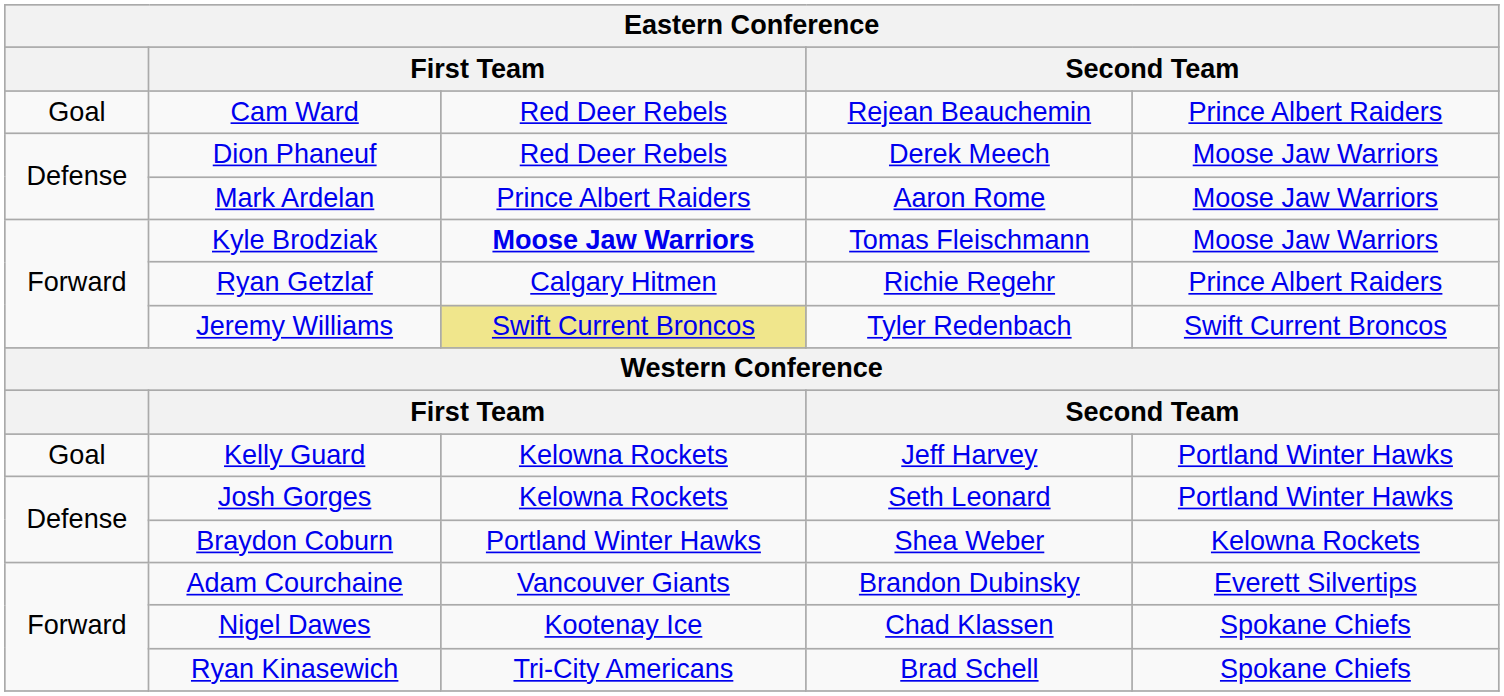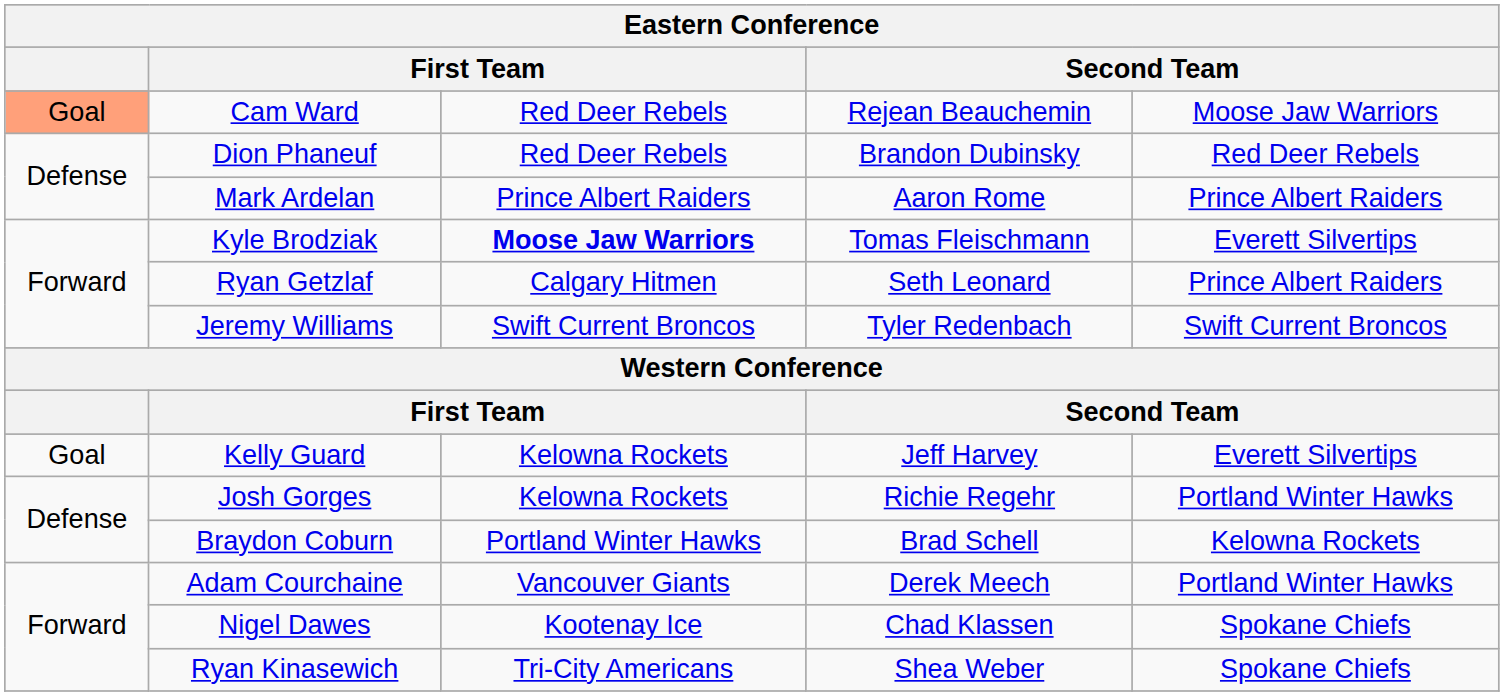(77, 111) no background -> (77, 111) lightsalmon background
(1315, 111) Prince Albert Raiders -> (1315, 111) Moose Jaw Warriors
(969, 154) Derek Meech -> (969, 154) Brandon Dubinsky
(1315, 154) Moose Jaw Warriors -> (1315, 154) Red Deer Rebels
(1315, 197) Moose Jaw Warriors -> (1315, 197) Prince Albert Raiders
(1315, 240) Moose Jaw Warriors -> (1315, 240) Everett Silvertips
(969, 283) Richie Regehr -> (969, 283) Seth Leonard
(623, 326) khaki background -> (623, 326) no background
(1315, 454) Portland Winter Hawks -> (1315, 454) Everett Silvertips
(969, 497) Seth Leonard -> (969, 497) Richie Regehr
(969, 540) Shea Weber -> (969, 540) Brad Schell
(969, 583) Brandon Dubinsky -> (969, 583) Derek Meech
(1315, 583) Everett Silvertips -> (1315, 583) Portland Winter Hawks
(969, 669) Brad Schell -> (969, 669) Shea Weber
